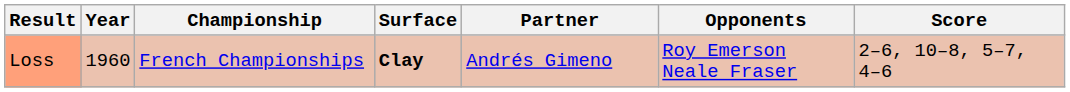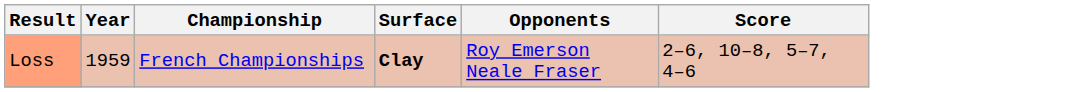- column: (560, 20)
(108, 61) 1960 -> (108, 61) 1959
